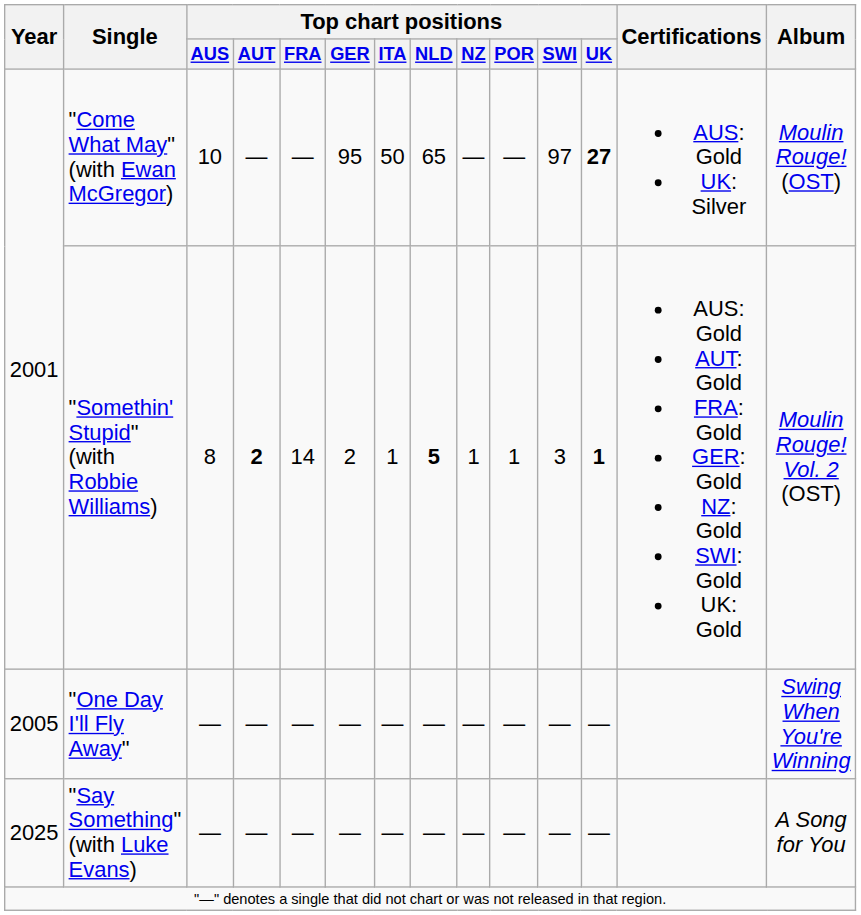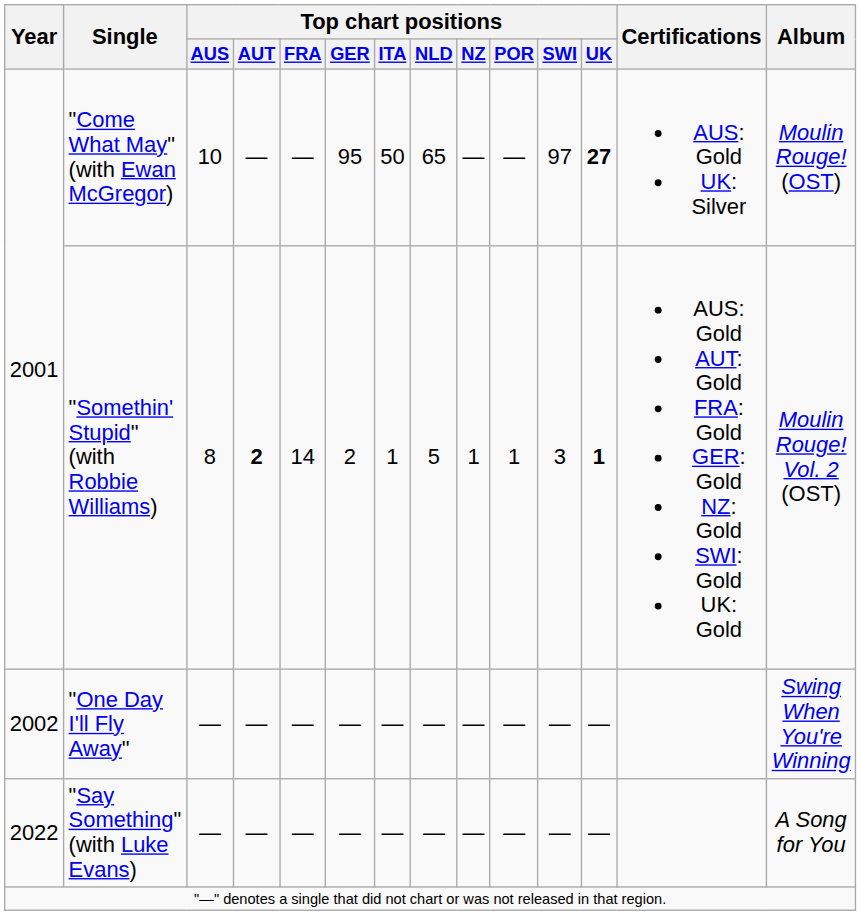(434, 457) bold -> (434, 457) normal
(34, 723) 2005 -> (34, 723) 2002
(34, 832) 2025 -> (34, 832) 2022
